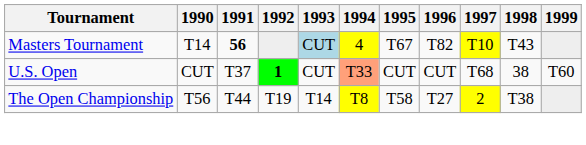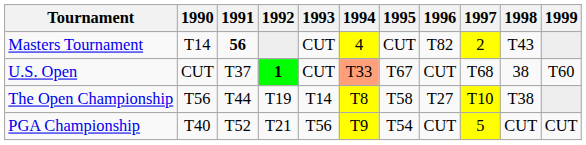(319, 45) lightblue background -> (319, 45) no background
(399, 45) T67 -> (399, 45) CUT
(480, 45) T10 -> (480, 45) 2
(399, 72) CUT -> (399, 72) T67
(480, 99) 2 -> (480, 99) T10
+ row: (74, 126)
